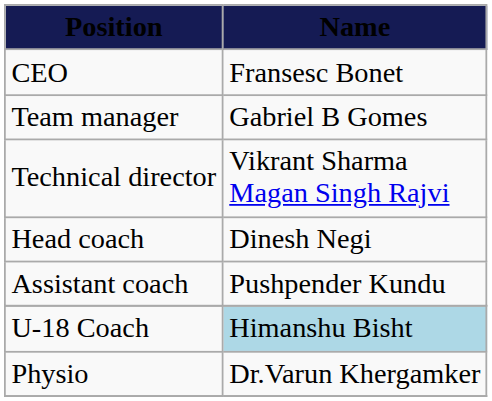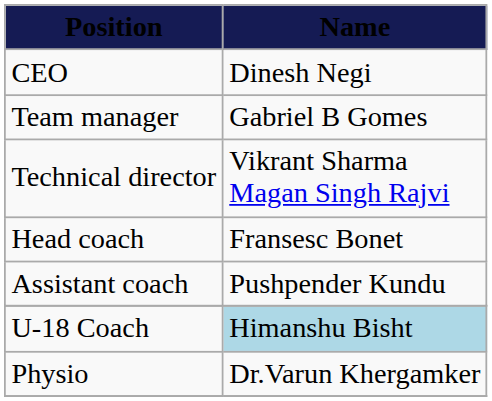(316, 71) Fransesc Bonet -> (300, 71) Dinesh Negi
(300, 238) Dinesh Negi -> (316, 238) Fransesc Bonet
